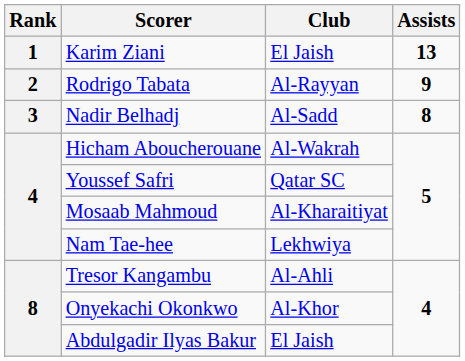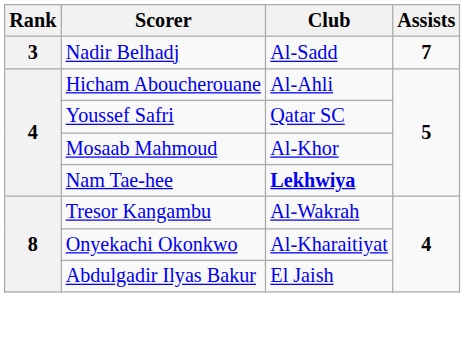- row: (115, 52)
- row: (128, 84)
(426, 116) 8 -> (426, 52) 7
(315, 148) Al-Wakrah -> (302, 84) Al-Ahli
(329, 212) Al-Kharaitiyat -> (304, 148) Al-Khor
(311, 244) normal -> (313, 180) bold
(302, 276) Al-Ahli -> (315, 212) Al-Wakrah
(304, 308) Al-Khor -> (329, 244) Al-Kharaitiyat
